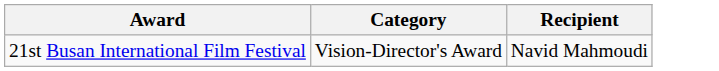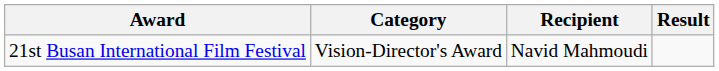+ column: (683, 19)
